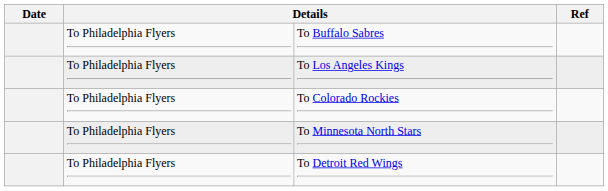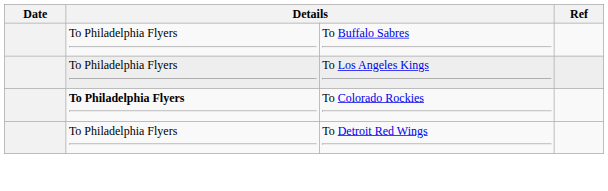(179, 102) normal -> (193, 102) bold
- row: (425, 134)
